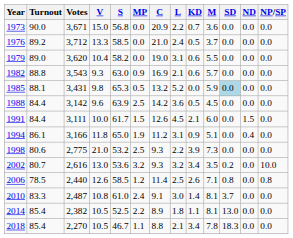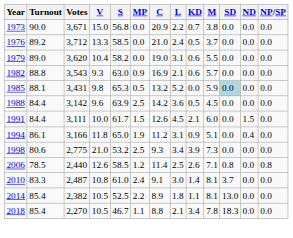(212, 27) 3.6 -> (212, 27) 3.8
(178, 149) 2.2 -> (178, 149) 3.4
- row: (16, 165)
